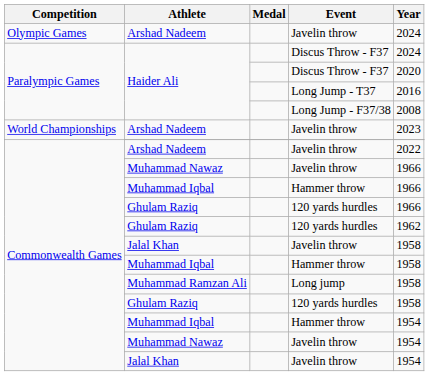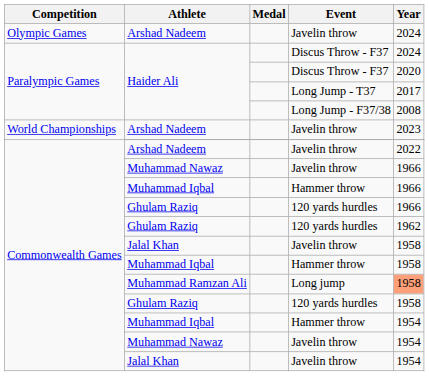(409, 91) 2016 -> (409, 91) 2017
(409, 284) no background -> (409, 284) lightsalmon background
